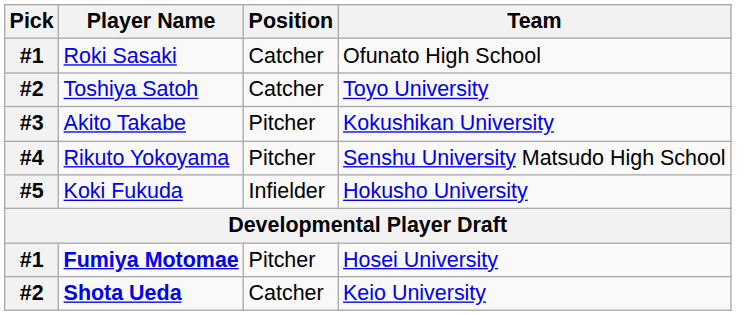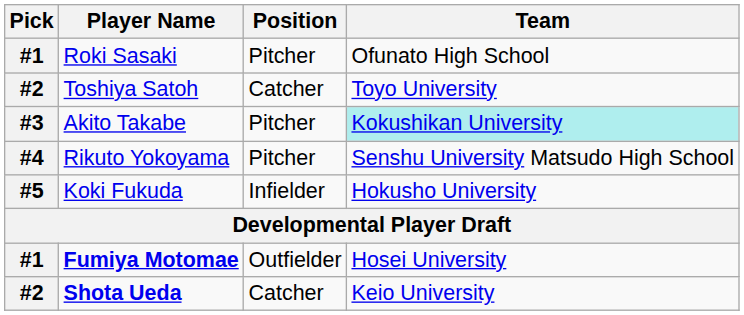(286, 55) Catcher -> (282, 55) Pitcher
(449, 123) no background -> (457, 123) paleturquoise background
(282, 259) Pitcher -> (295, 259) Outfielder
